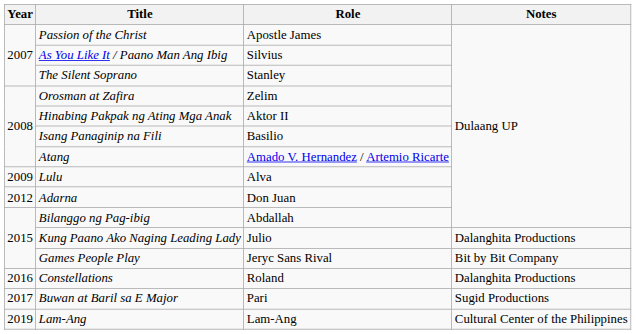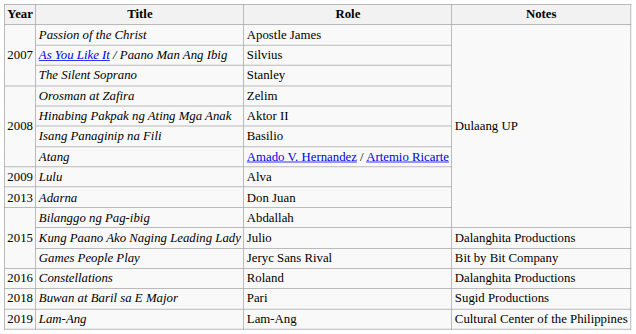(20, 197) 2012 -> (20, 197) 2013
(20, 298) 2017 -> (20, 298) 2018
